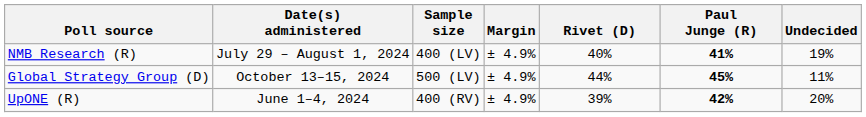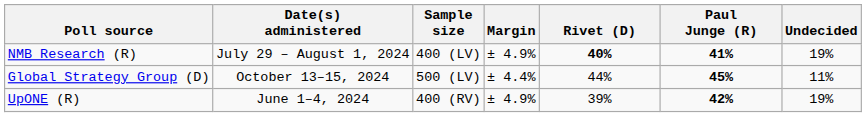(600, 54) normal -> (600, 54) bold
(511, 77) ± 4.9% -> (511, 77) ± 4.4%
(821, 99) 20% -> (821, 99) 19%
